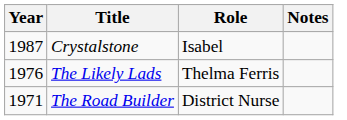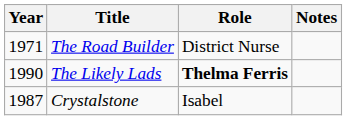rows swapped: (112, 100) <-> (95, 45)
(26, 73) 1976 -> (26, 73) 1990
(231, 73) normal -> (235, 73) bold
